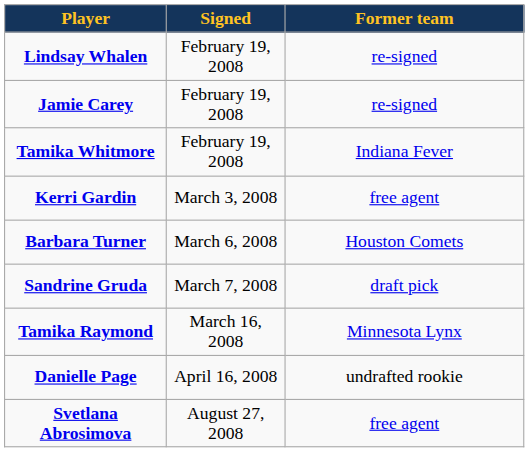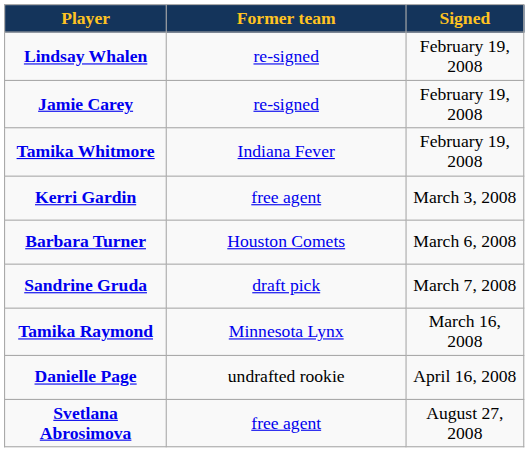columns swapped: (226, 18) <-> (404, 18)
